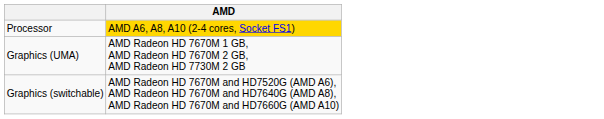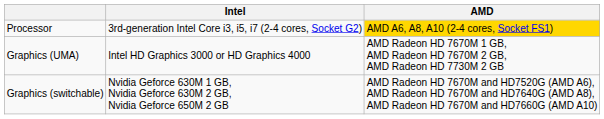+ column: (235, 12)
